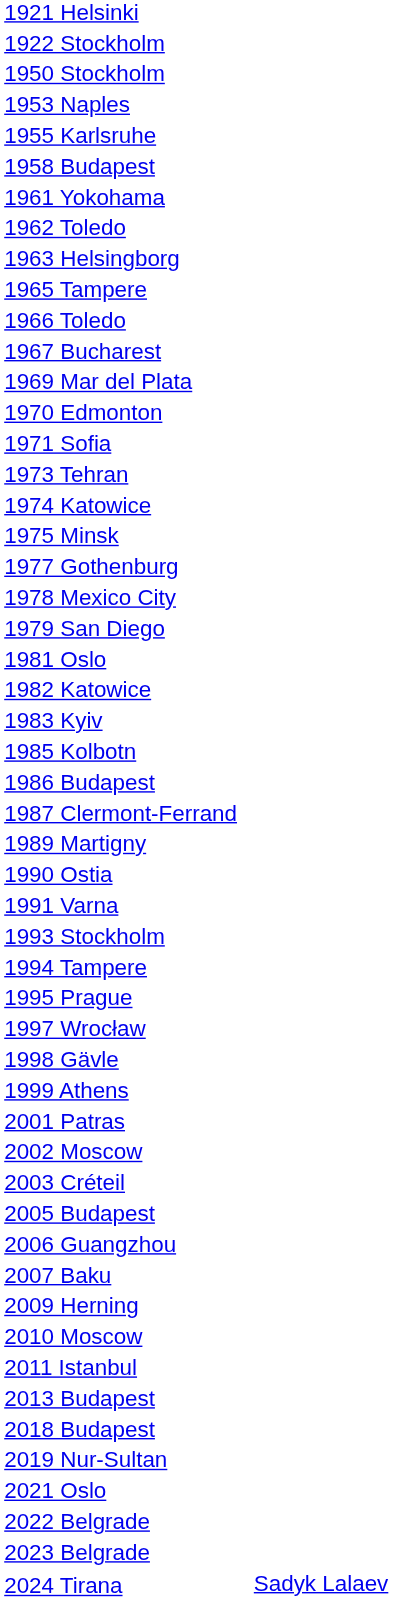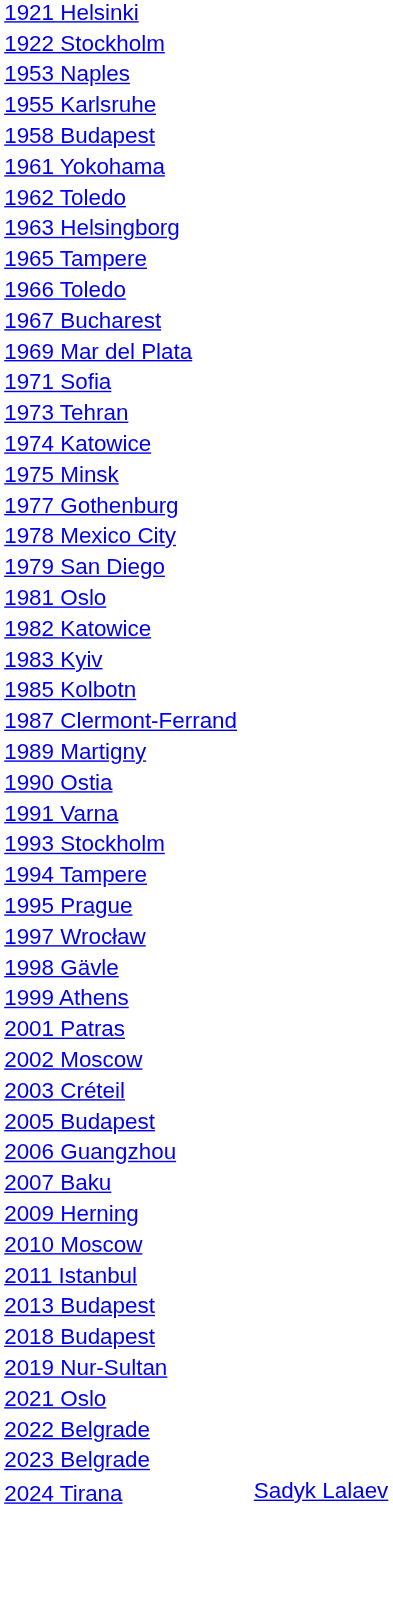- row: (85, 74)
- row: (83, 412)
- row: (80, 782)
